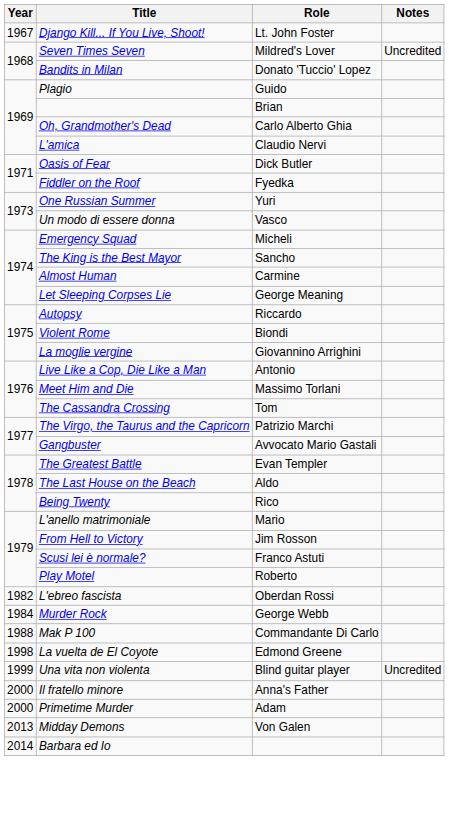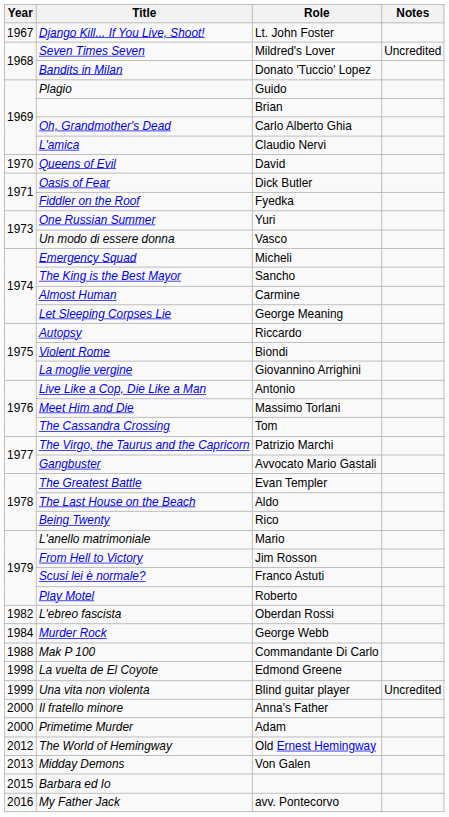+ row: (77, 164)
+ row: (105, 746)
(20, 746) 2014 -> (20, 783) 2015
+ row: (79, 802)
